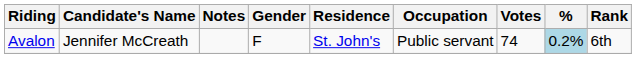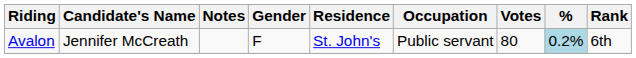(509, 41) 74 -> (509, 41) 80
